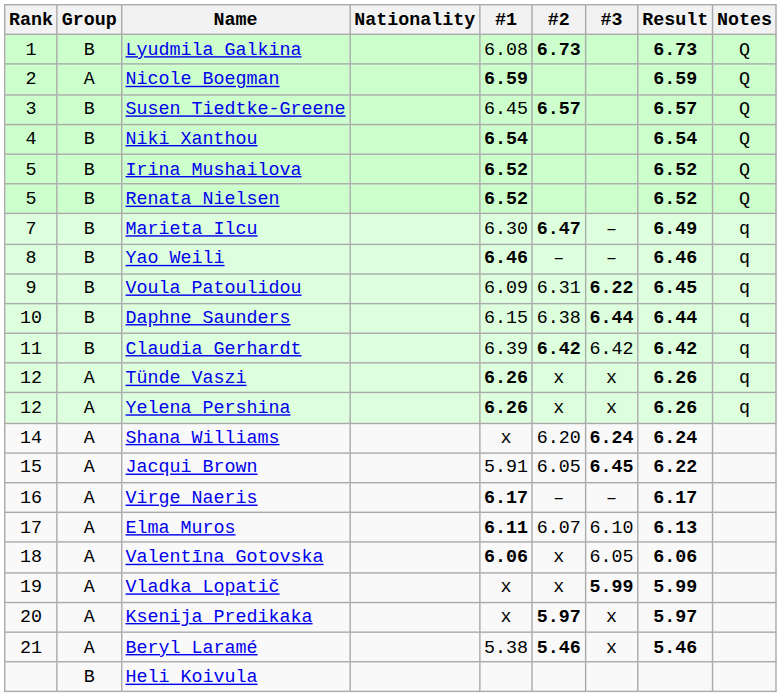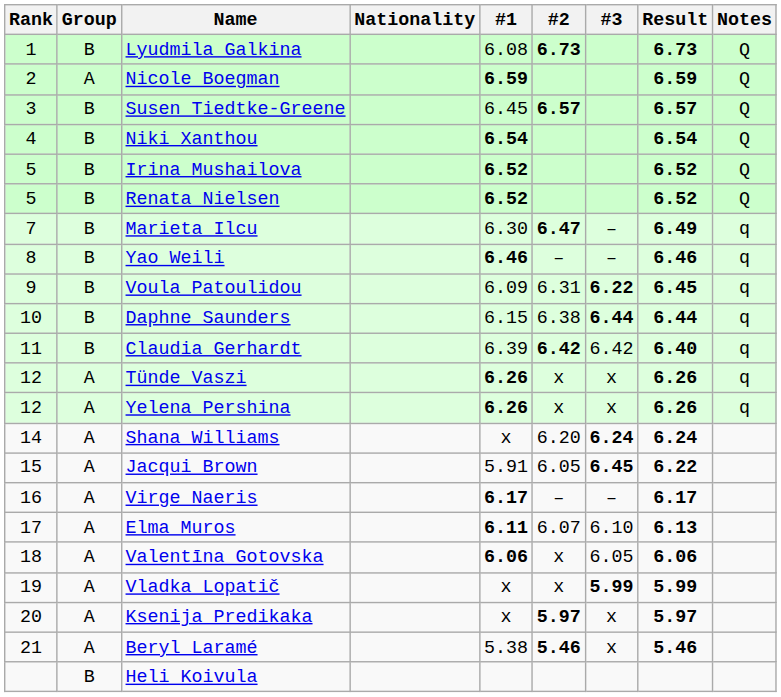(675, 348) 6.42 -> (675, 348) 6.40
